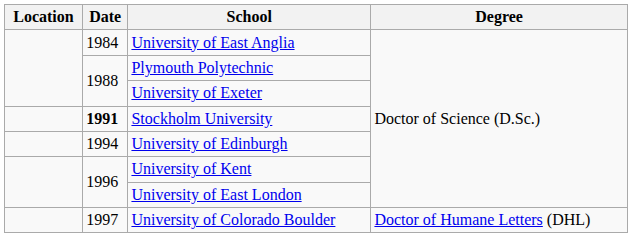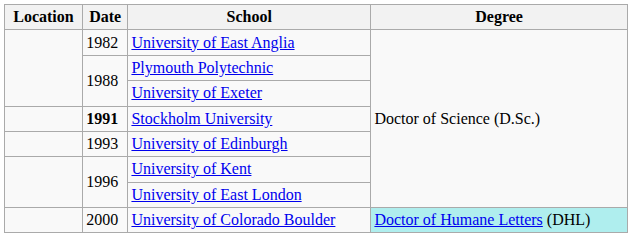(102, 42) 1984 -> (102, 42) 1982
(102, 144) 1994 -> (102, 144) 1993
(102, 220) 1997 -> (102, 220) 2000
(482, 220) no background -> (482, 220) paleturquoise background
